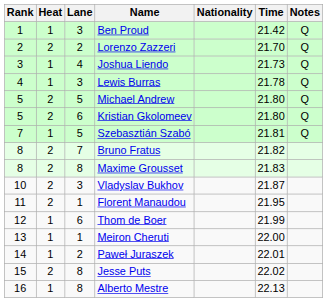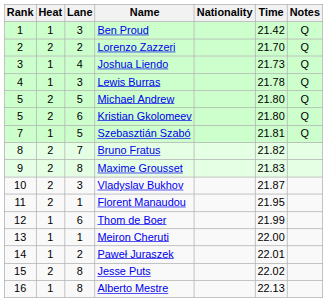(20, 168) 8 -> (20, 168) 9
